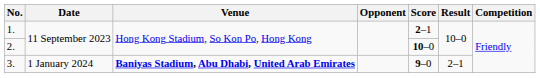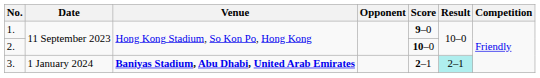(423, 30) 2–1 -> (423, 30) 9–0
(423, 64) 9–0 -> (423, 64) 2–1
(456, 64) no background -> (456, 64) paleturquoise background
